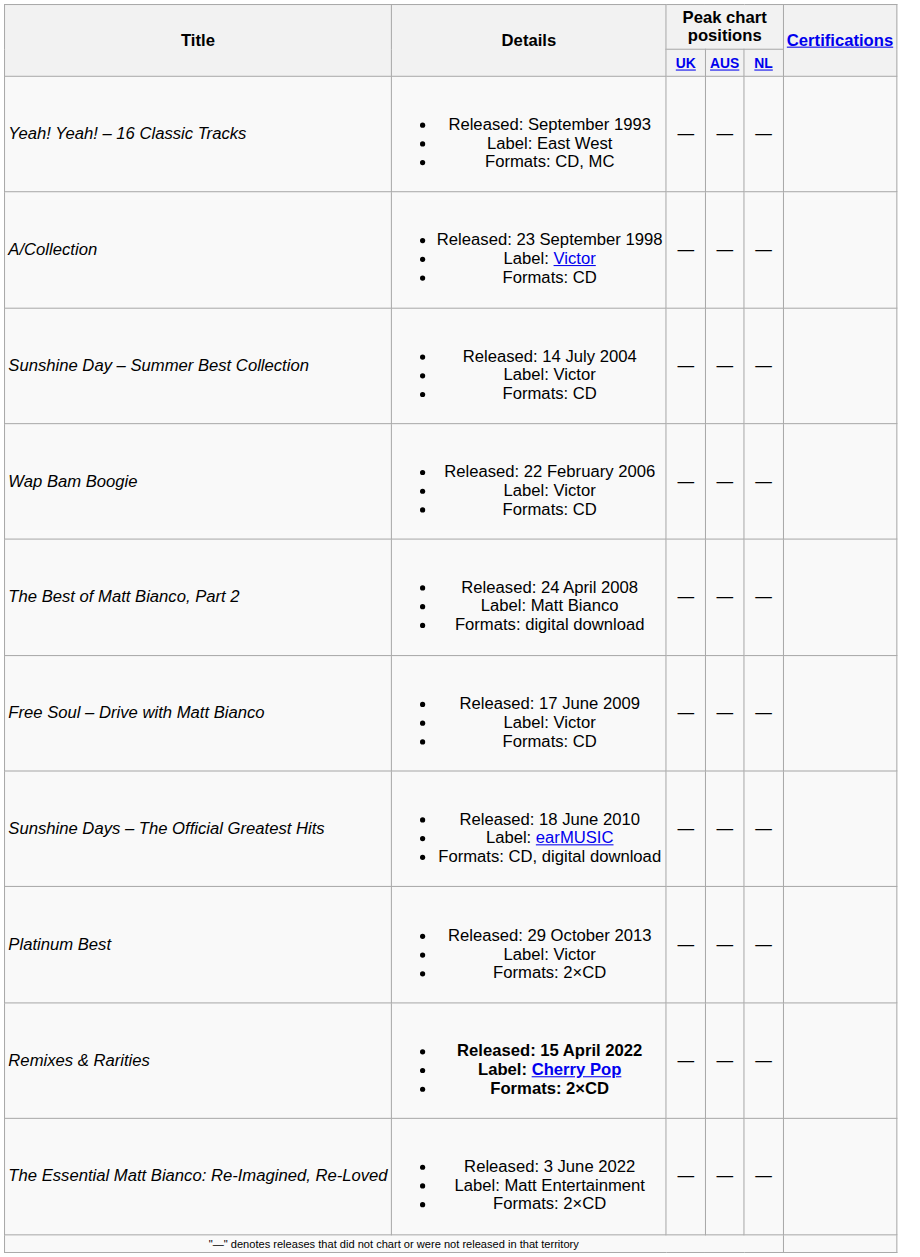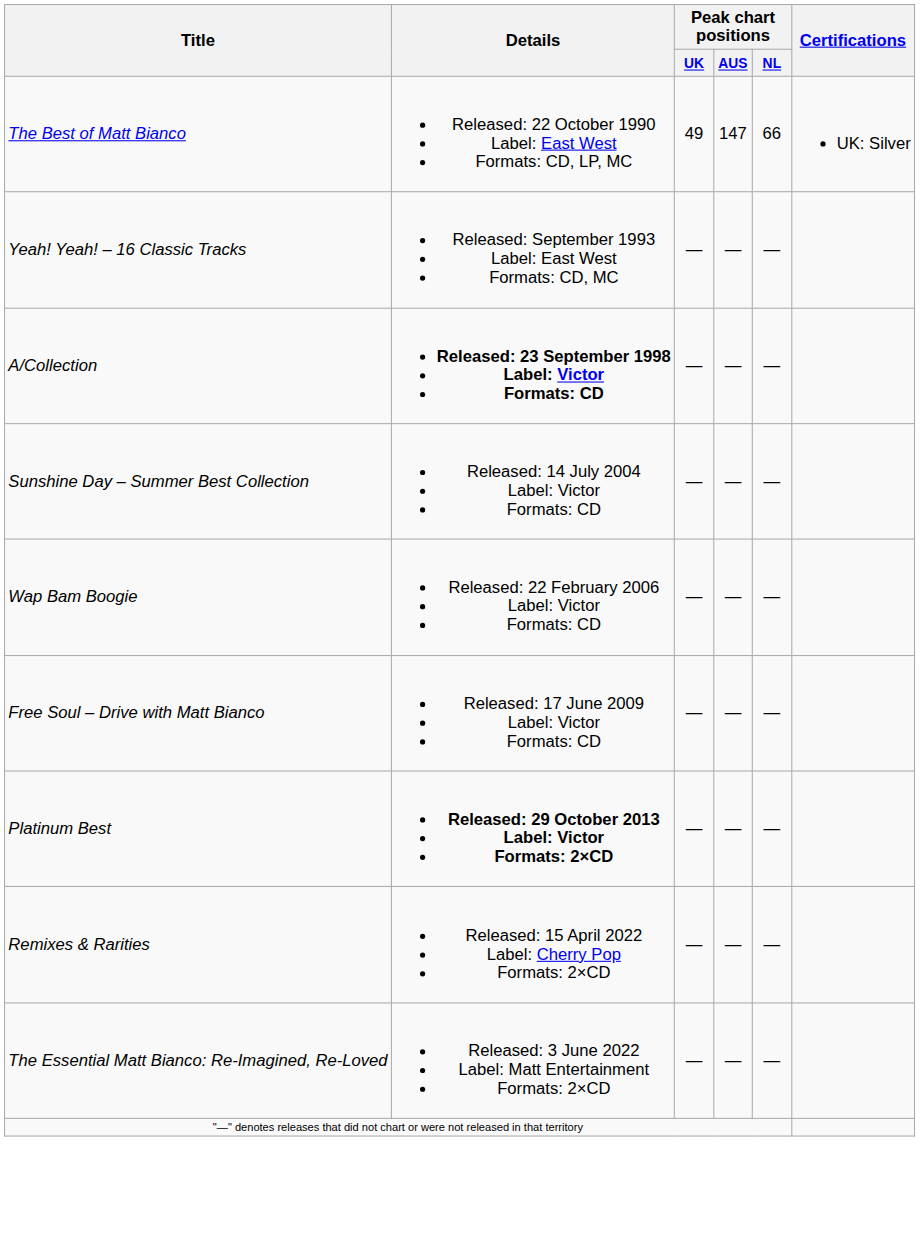+ row: (97, 133)
(529, 259) normal -> (533, 375) bold
- row: (124, 597)
- row: (166, 828)
(529, 954) normal -> (533, 838) bold
(529, 1070) bold -> (533, 954) normal
